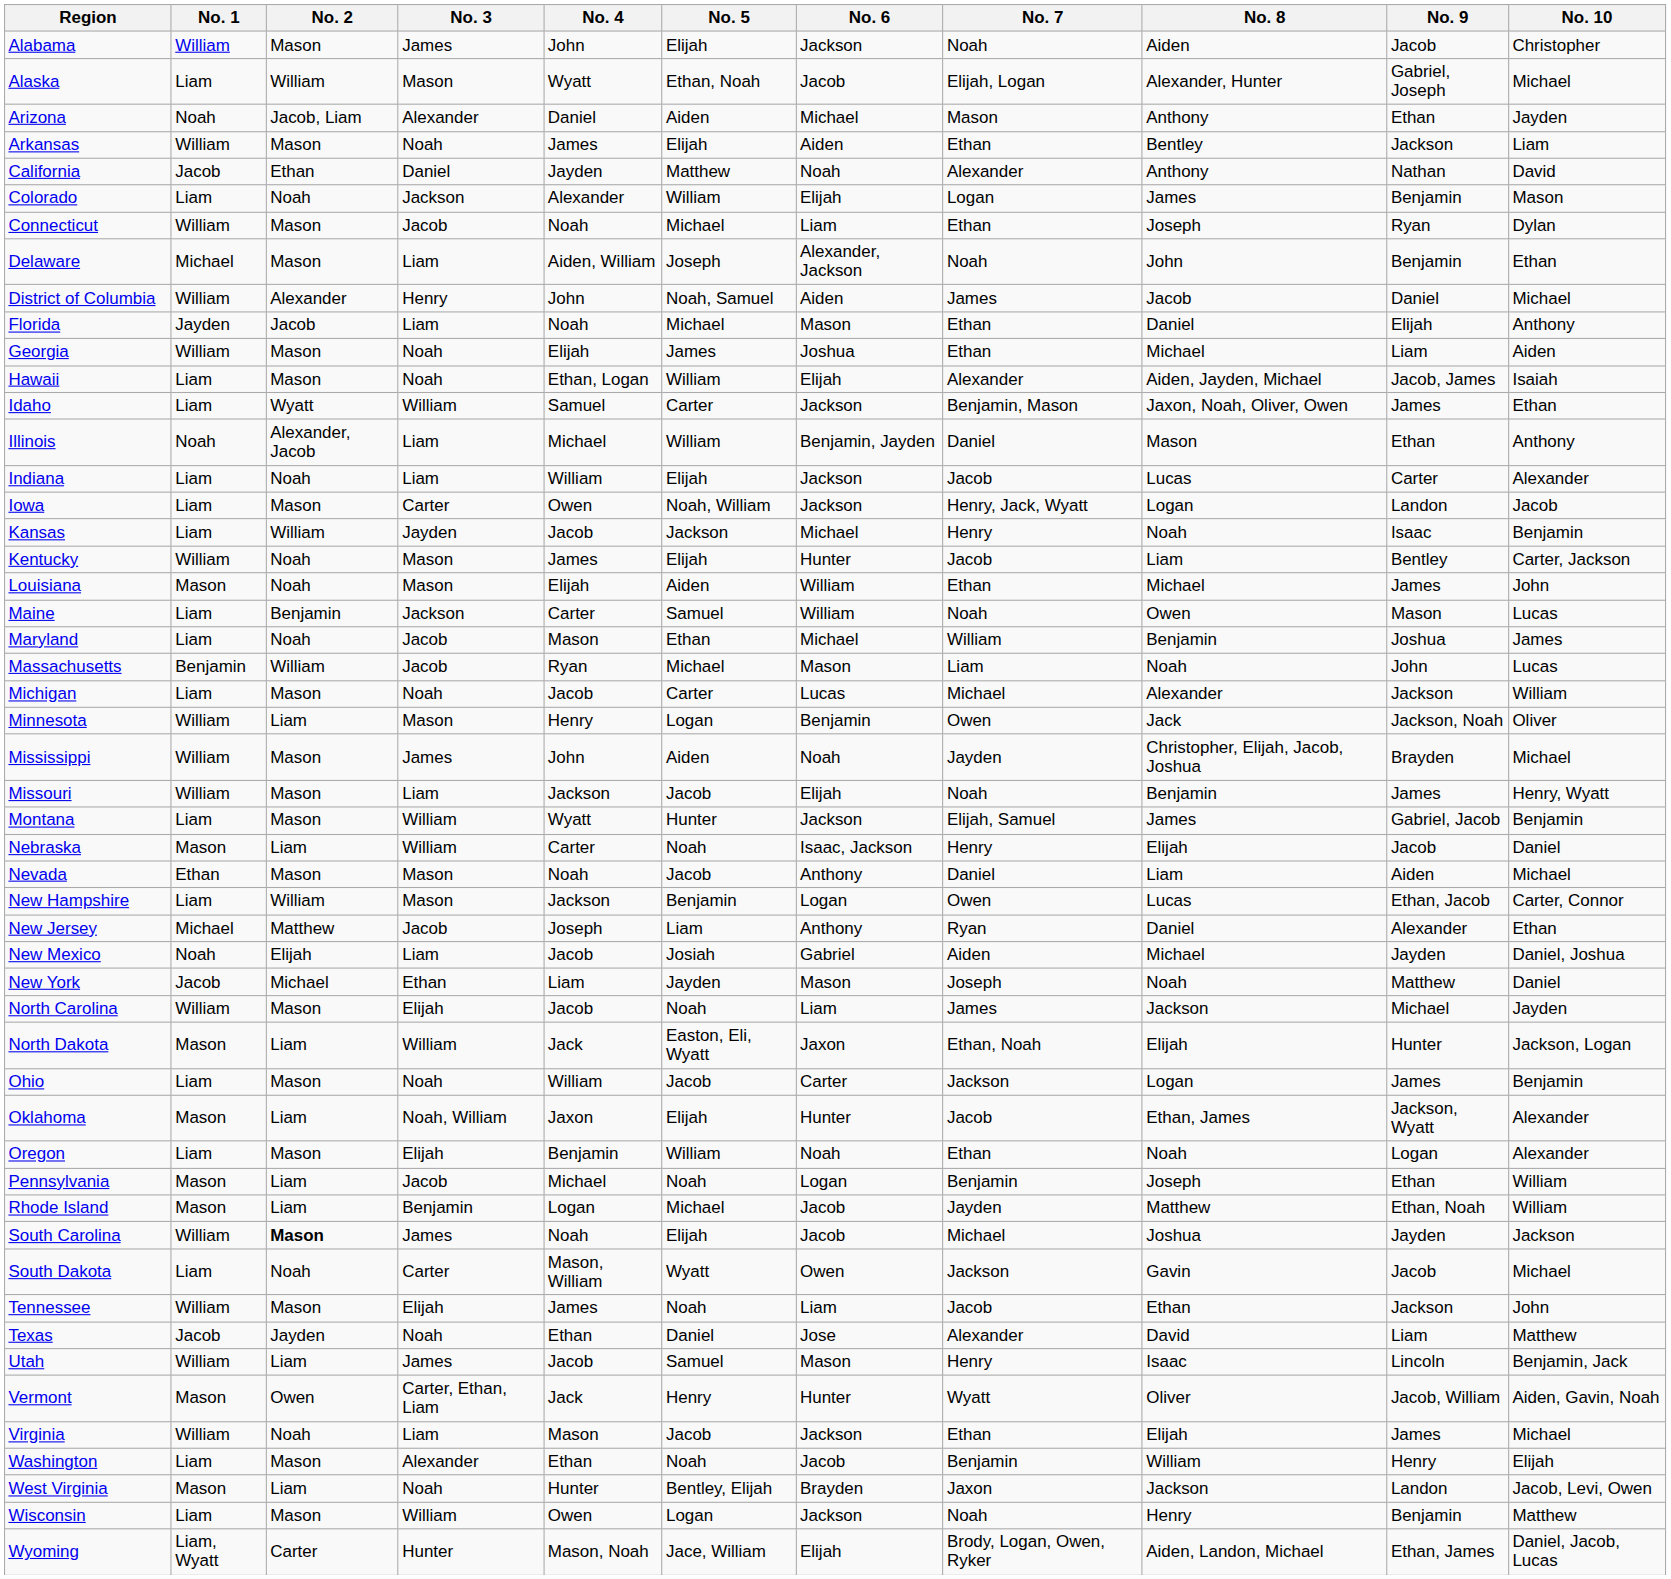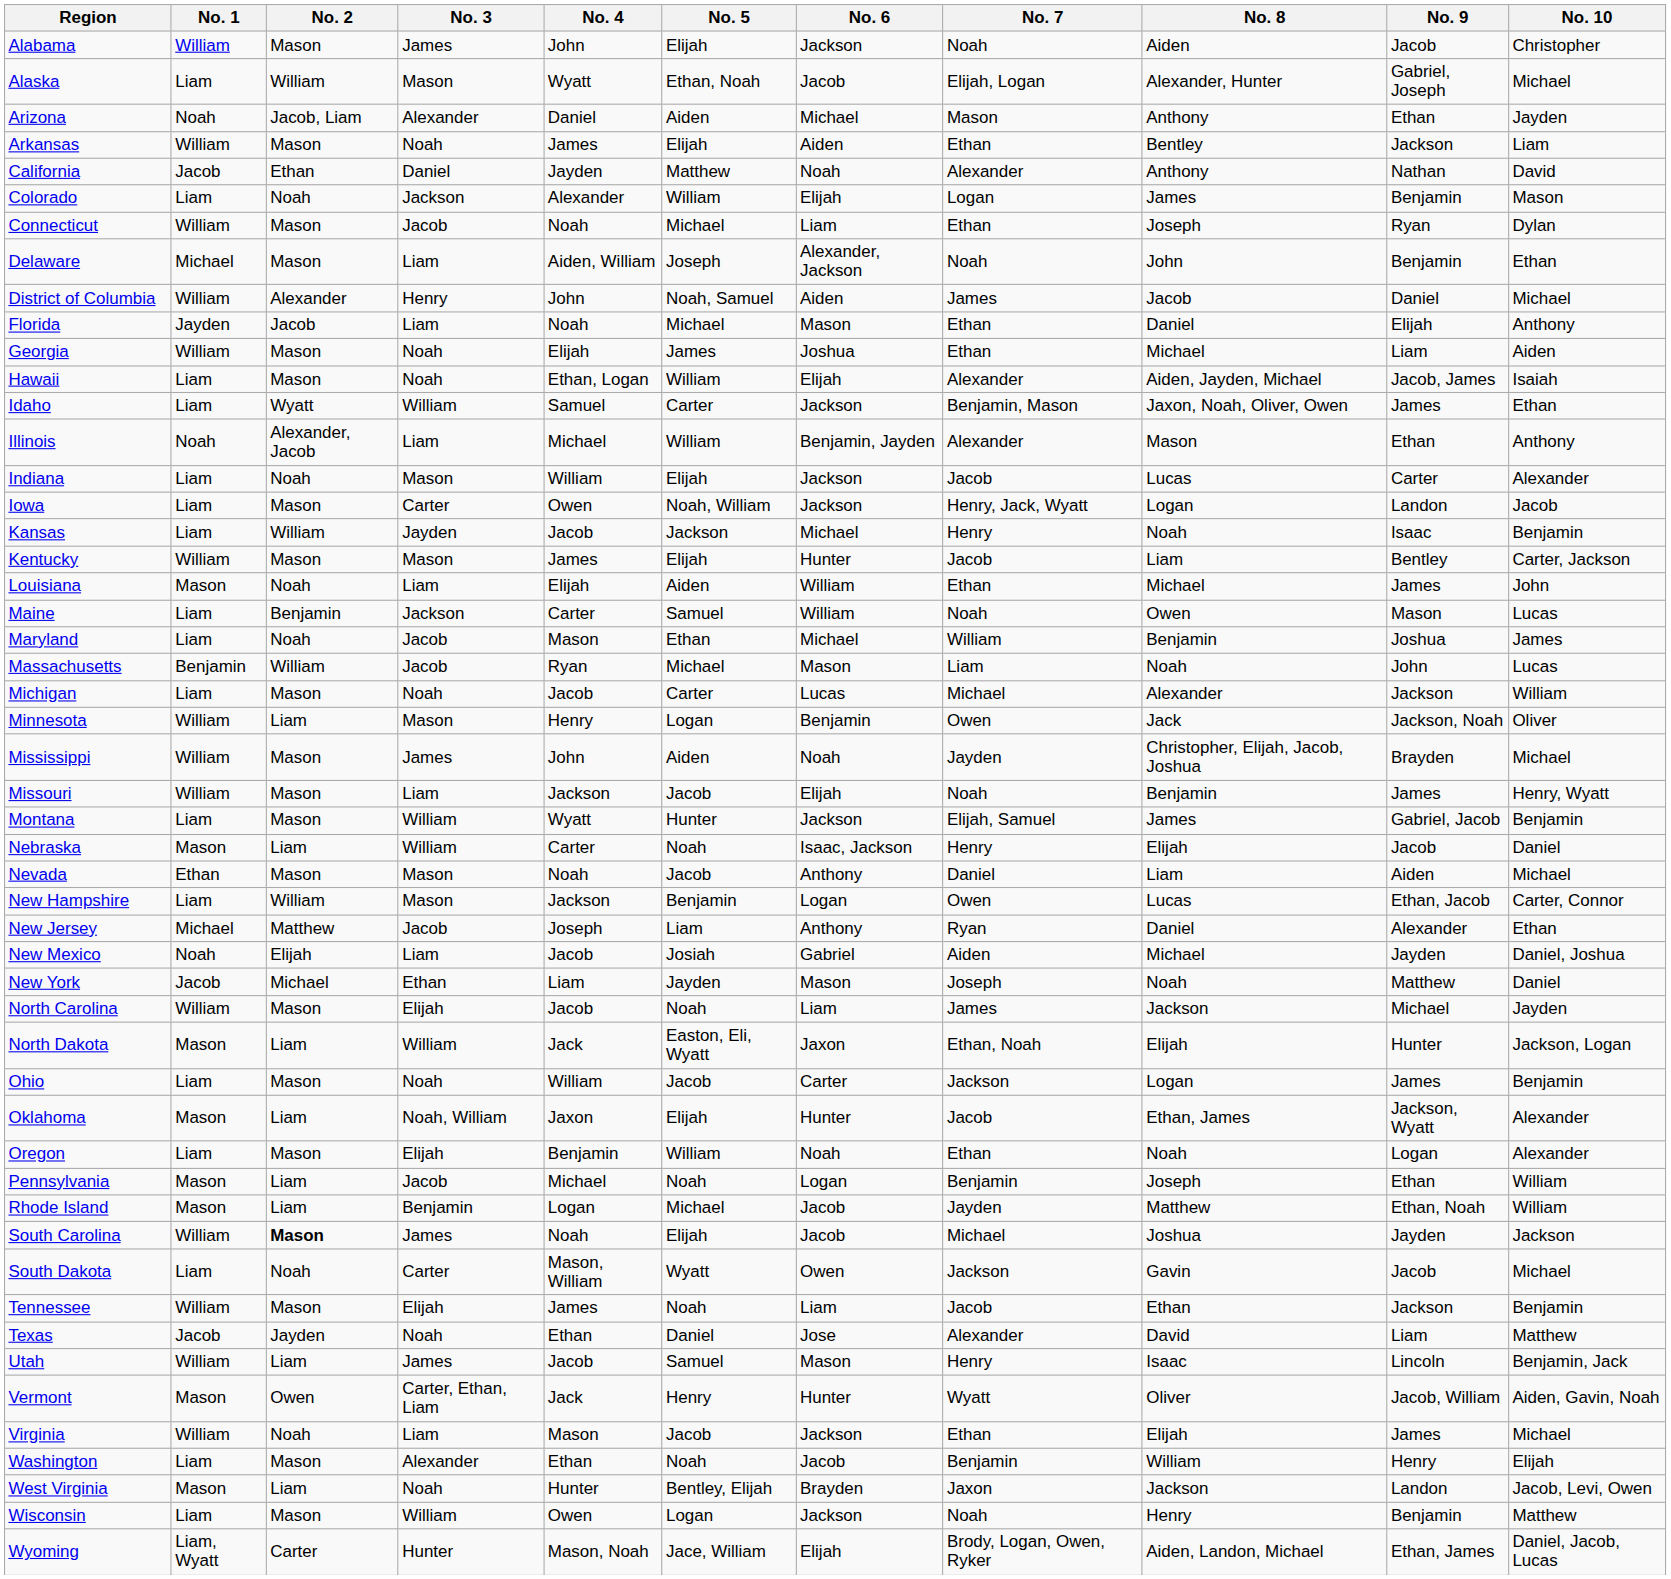(971, 442) Daniel -> (985, 442) Alexander
(421, 478) Liam -> (428, 478) Mason
(290, 559) Noah -> (296, 559) Mason
(428, 586) Mason -> (421, 586) Liam
(1531, 1308) John -> (1548, 1308) Benjamin
